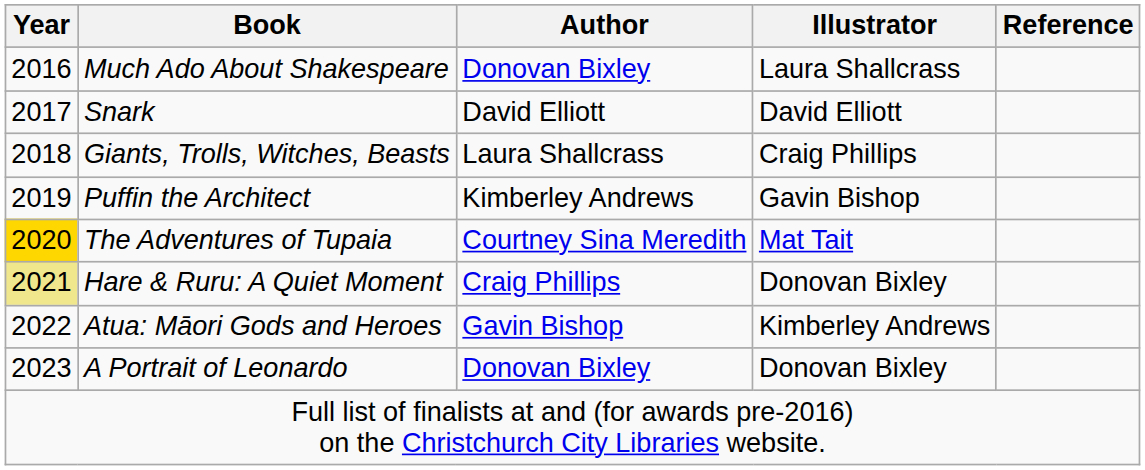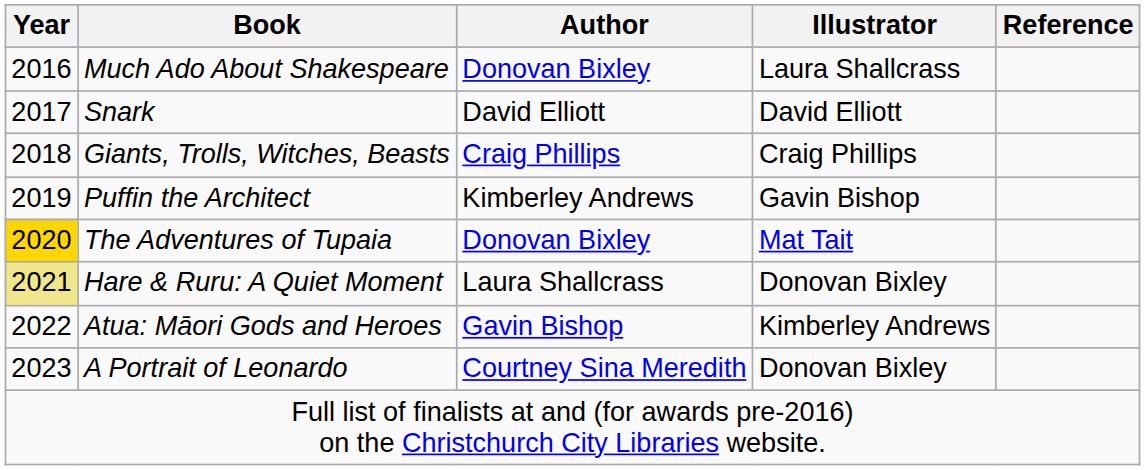(563, 154) Laura Shallcrass -> (541, 154) Craig Phillips
(604, 240) Courtney Sina Meredith -> (556, 240) Donovan Bixley
(541, 283) Craig Phillips -> (563, 283) Laura Shallcrass
(556, 369) Donovan Bixley -> (604, 369) Courtney Sina Meredith
